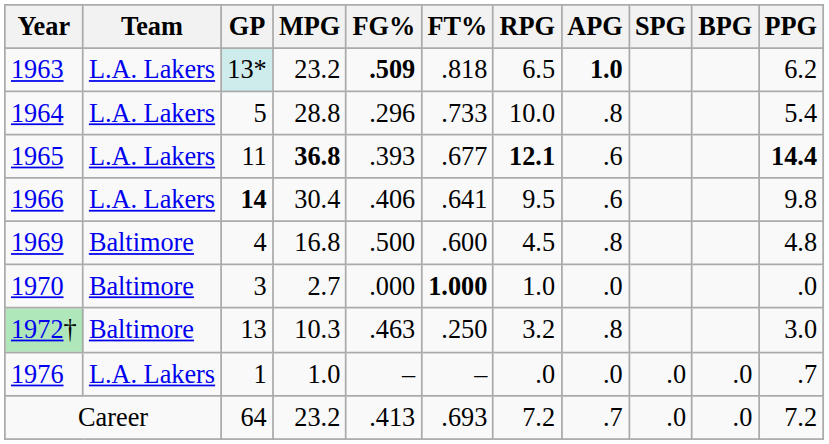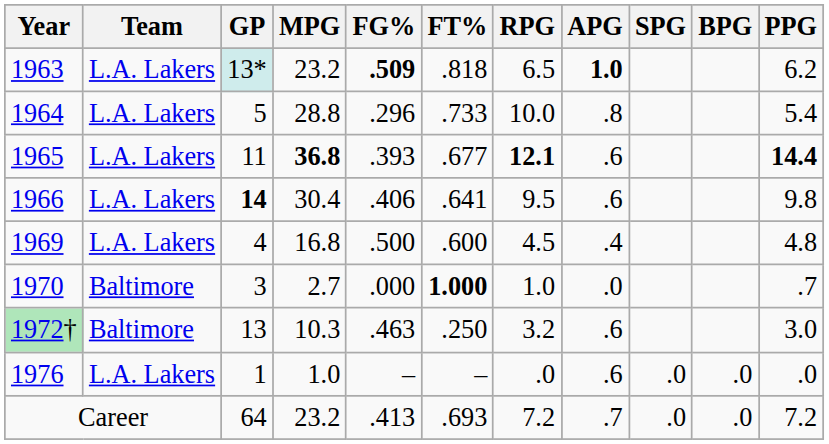(141, 243) Baltimore -> (152, 243) L.A. Lakers
(613, 243) .8 -> (613, 243) .4
(807, 286) .0 -> (807, 286) .7
(613, 329) .8 -> (613, 329) .6
(613, 373) .0 -> (613, 373) .6
(807, 373) .7 -> (807, 373) .0
